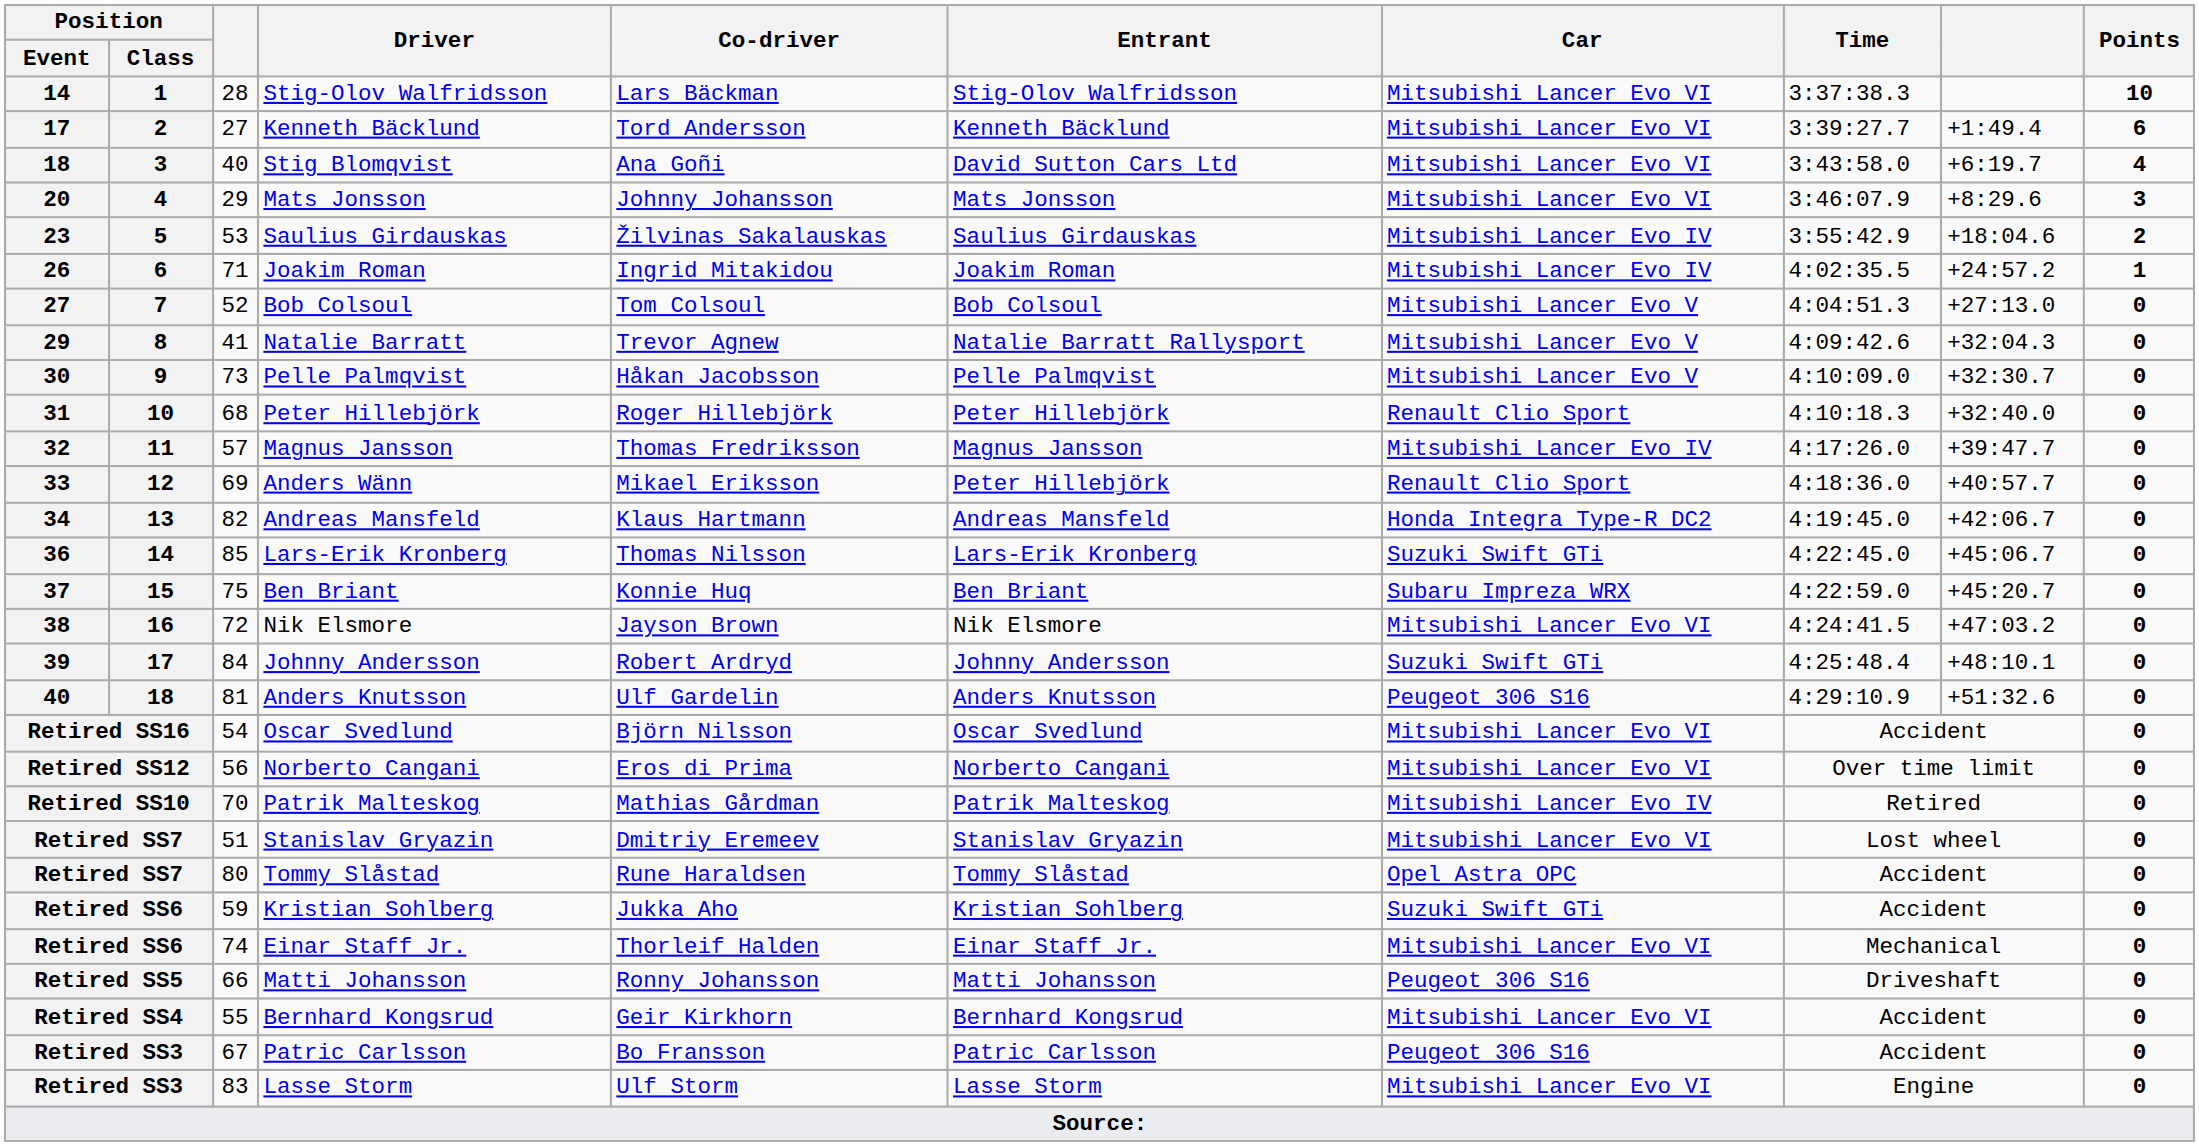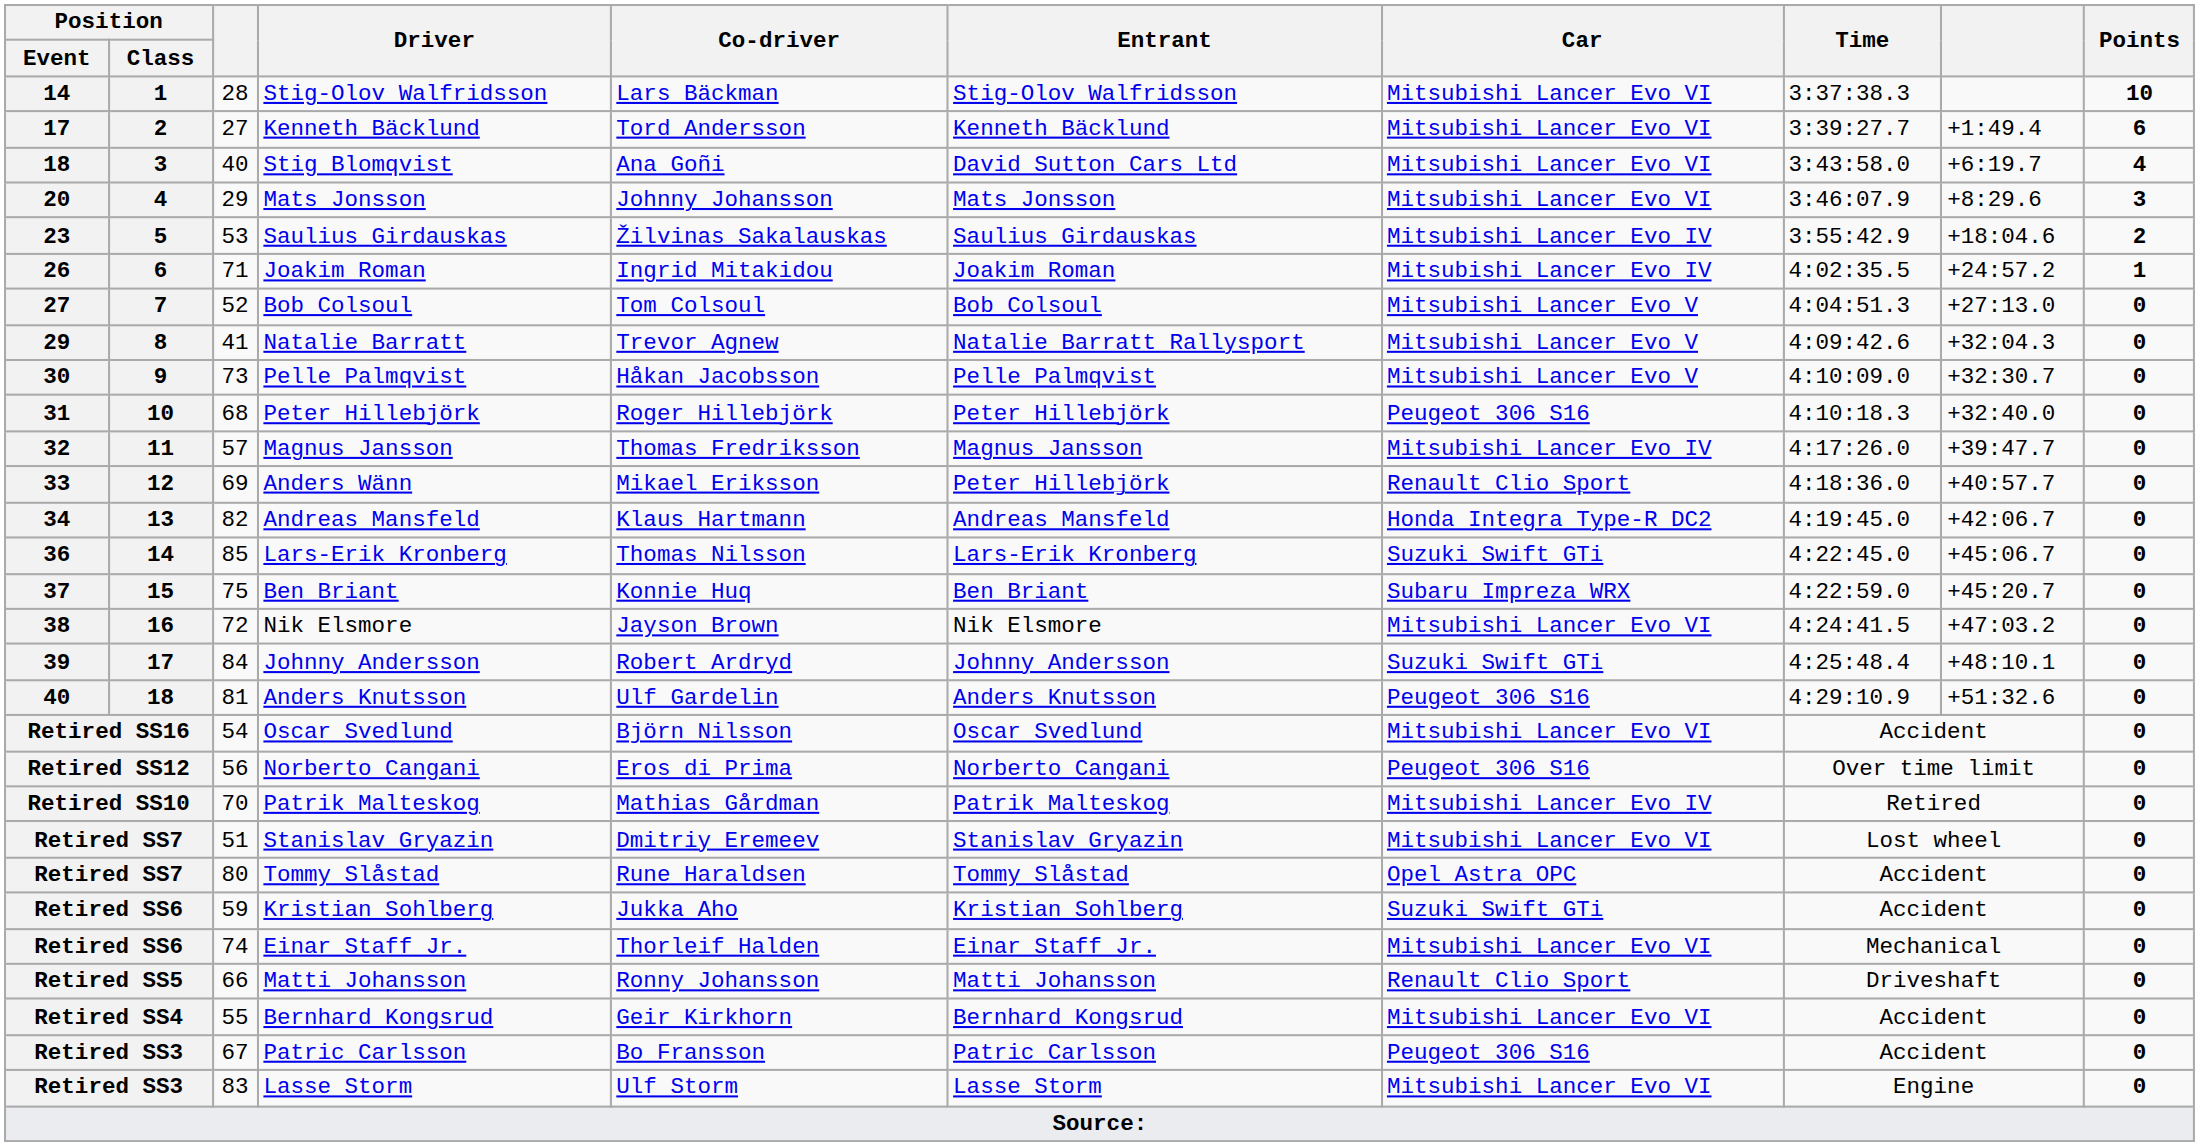(1509, 413) Renault Clio Sport -> (1488, 413) Peugeot 306 S16
(1549, 769) Mitsubishi Lancer Evo VI -> (1488, 769) Peugeot 306 S16
(1488, 982) Peugeot 306 S16 -> (1509, 982) Renault Clio Sport
